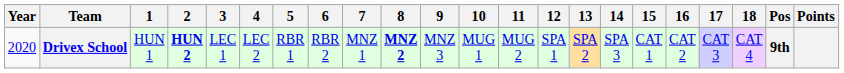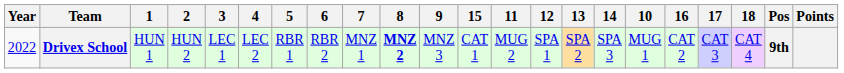columns swapped: (479, 15) <-> (649, 15)
(22, 47) 2020 -> (22, 47) 2022
(187, 47) bold -> (187, 47) normal
